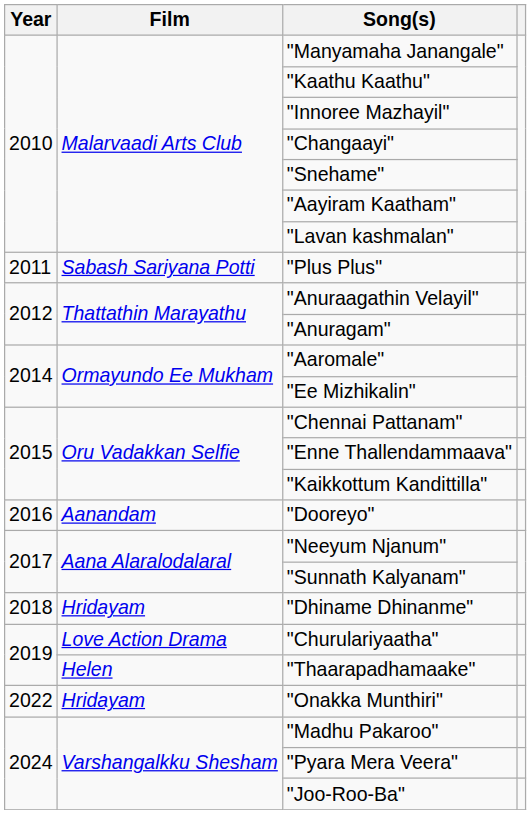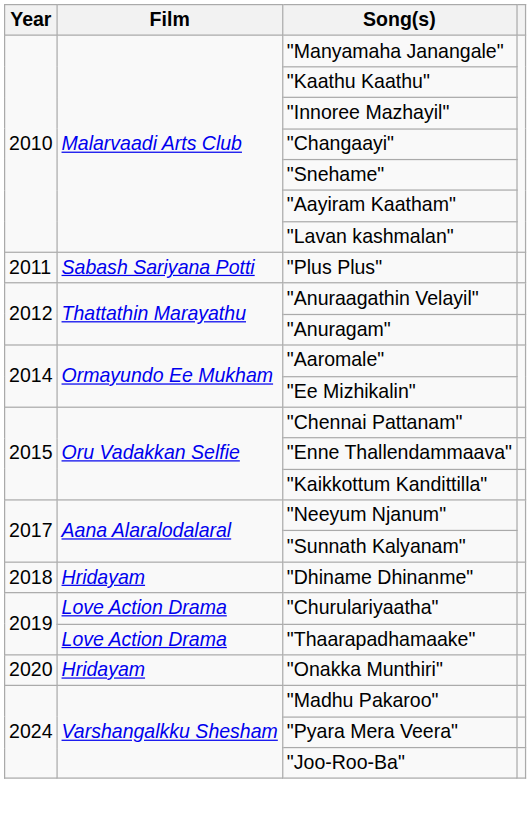- row: (331, 515)
(87, 670) Helen -> (144, 639) Love Action Drama
(31, 701) 2022 -> (31, 670) 2020
